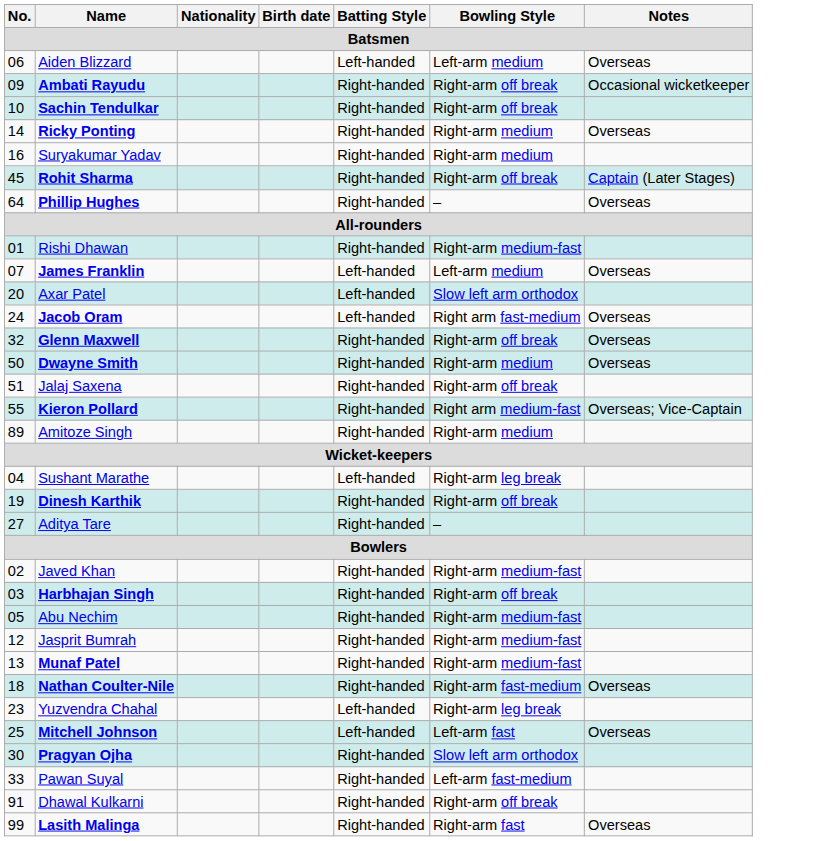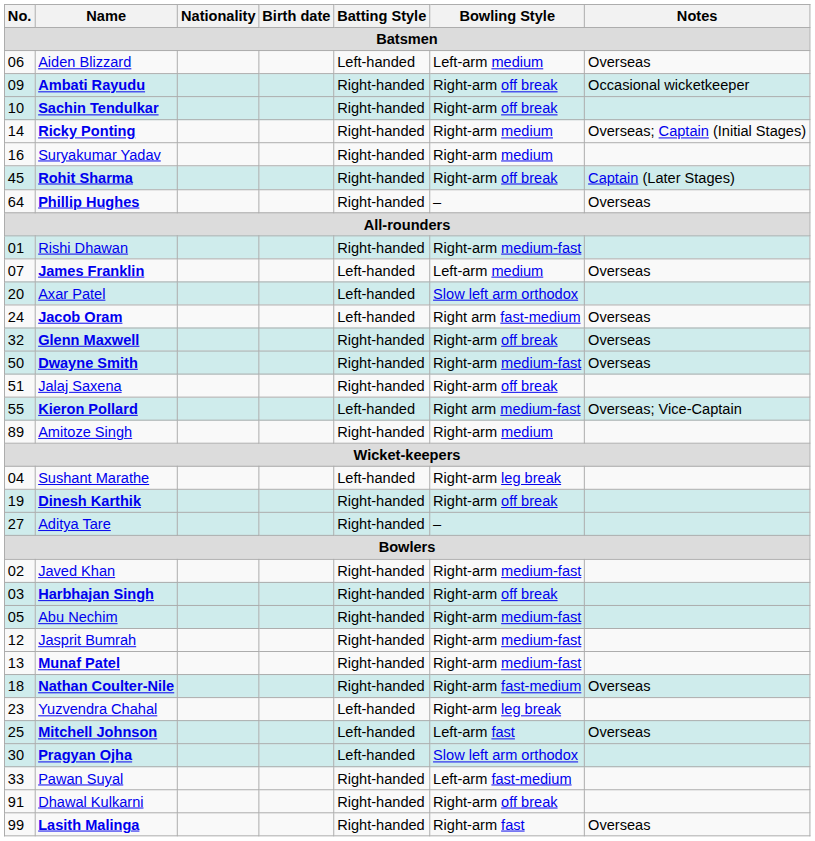(619, 132) Overseas -> (697, 132) Overseas; Captain (Initial Stages)
(493, 363) Right-arm medium -> (507, 363) Right-arm medium-fast
(381, 409) Right-handed -> (376, 409) Left-handed
(381, 755) Right-handed -> (376, 755) Left-handed
